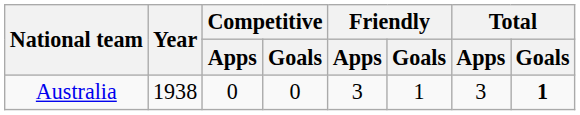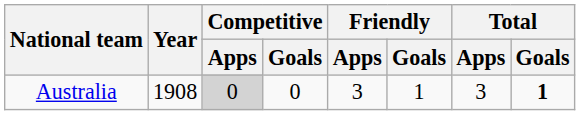(175, 92) 1938 -> (175, 92) 1908
(232, 92) no background -> (232, 92) lightgrey background
